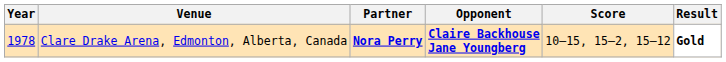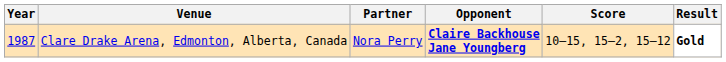(21, 40) 1978 -> (21, 40) 1987
(388, 40) bold -> (388, 40) normal
